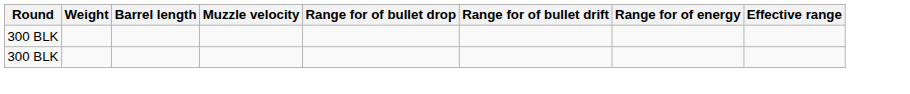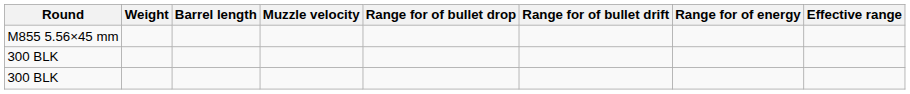+ row: (63, 36)
